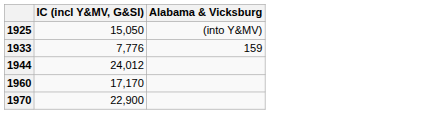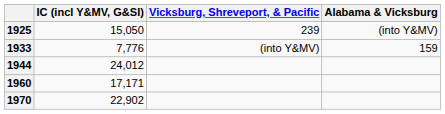+ column: (234, 13)
(127, 83) 17,170 -> (127, 83) 17,171
(127, 100) 22,900 -> (127, 100) 22,902
